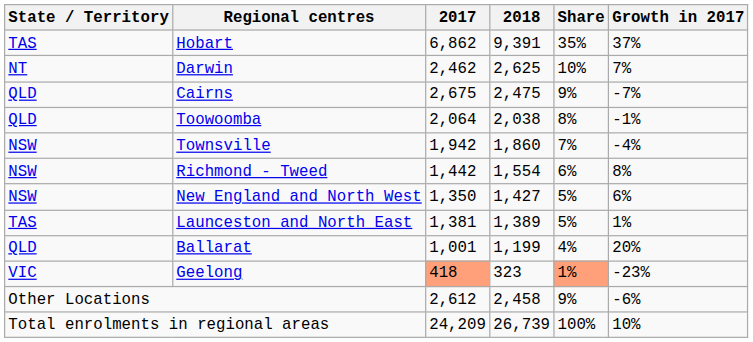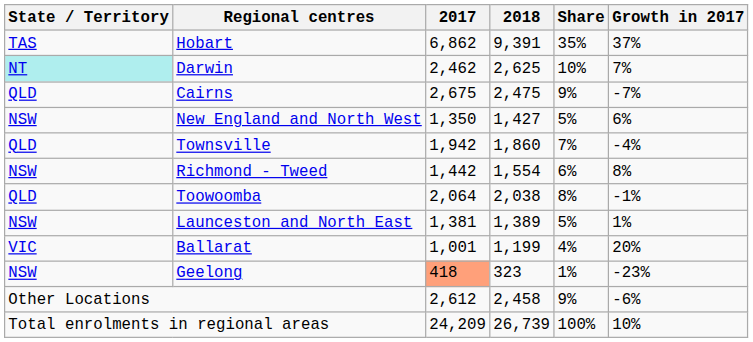(18, 69) no background -> (18, 69) paleturquoise background
rows swapped: (219, 120) <-> (299, 197)
(23, 146) NSW -> (23, 146) QLD
(23, 223) TAS -> (23, 223) NSW
(23, 248) QLD -> (23, 248) VIC
(23, 274) VIC -> (23, 274) NSW
(567, 274) lightsalmon background -> (567, 274) no background
